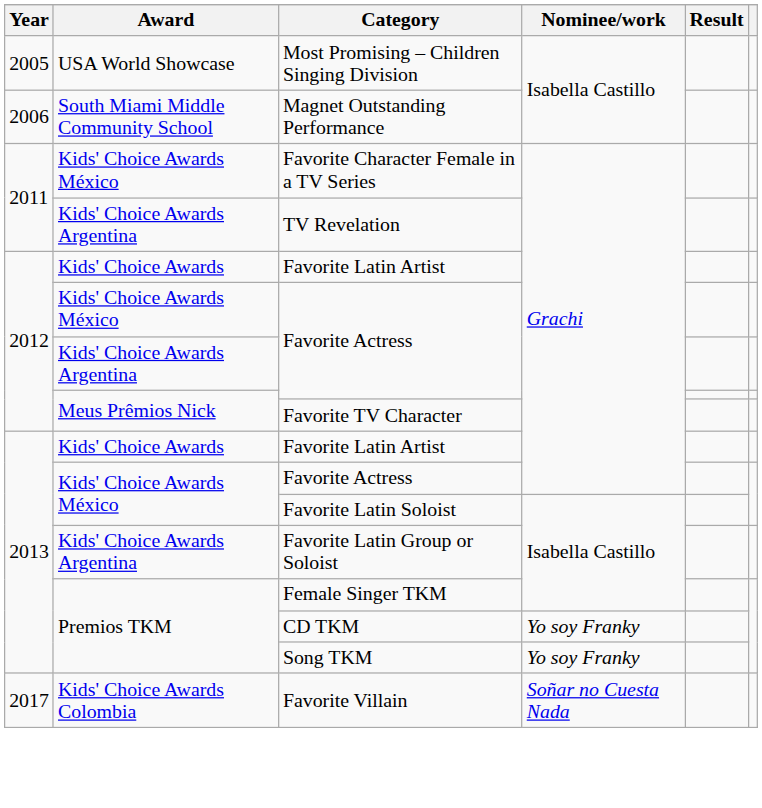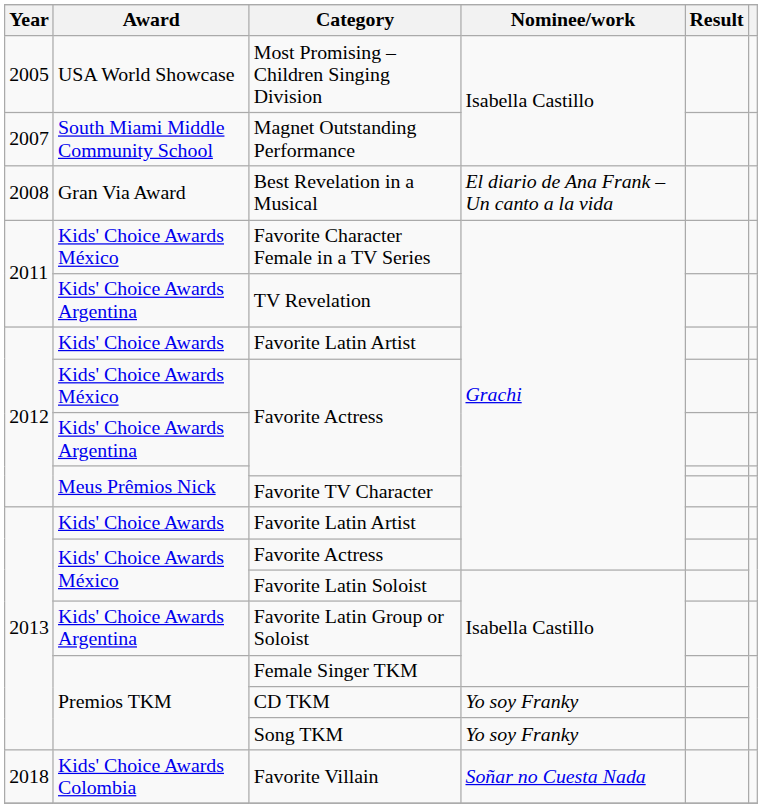(29, 116) 2006 -> (29, 138) 2007
+ row: (122, 192)
(29, 700) 2017 -> (29, 776) 2018
